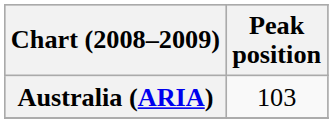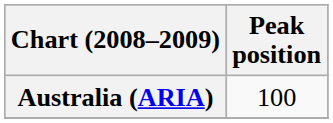(277, 96) 103 -> (277, 96) 100
